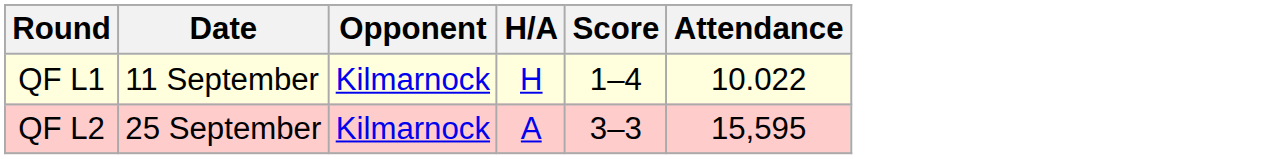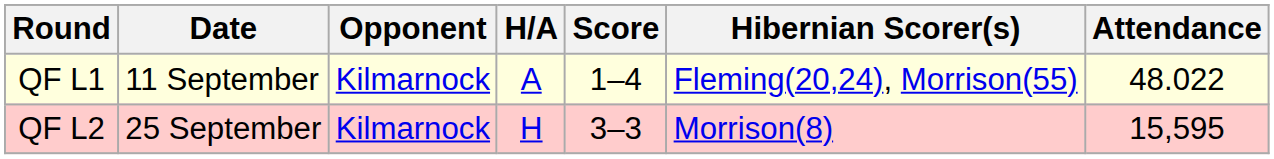+ column: (876, 29)
(531, 78) H -> (531, 78) A
(759, 78) 10.022 -> (1177, 78) 48.022
(531, 128) A -> (531, 128) H
